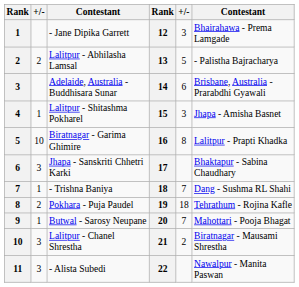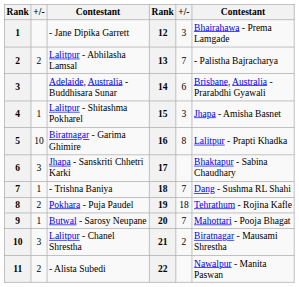(184, 60) 5 -> (184, 60) 7
(39, 268) 3 -> (39, 268) 2
